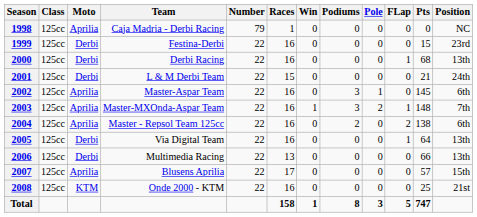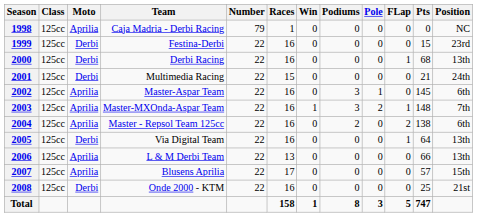(185, 76) L & M Derbi Team -> (185, 76) Multimedia Racing
(87, 156) Derbi -> (84, 156) Aprilia
(185, 156) Multimedia Racing -> (185, 156) L & M Derbi Team
(87, 188) KTM -> (87, 188) Derbi
